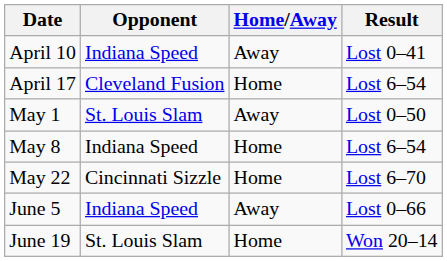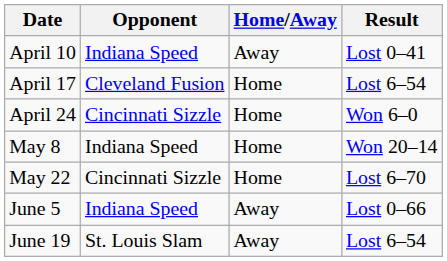+ row: (43, 114)
- row: (35, 114)
(386, 146) Lost 6–54 -> (392, 146) Won 20–14
(258, 240) Home -> (256, 240) Away
(392, 240) Won 20–14 -> (386, 240) Lost 6–54
